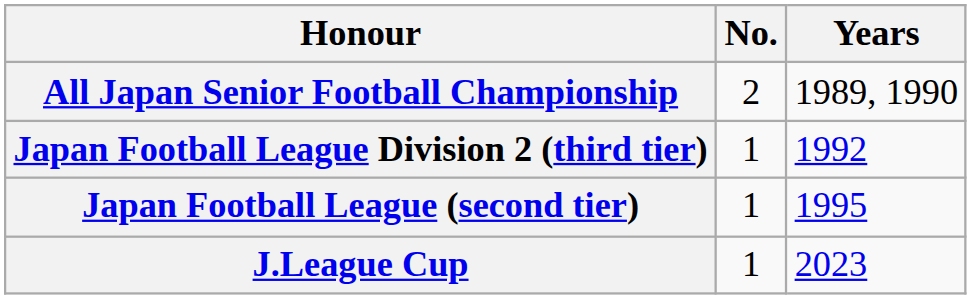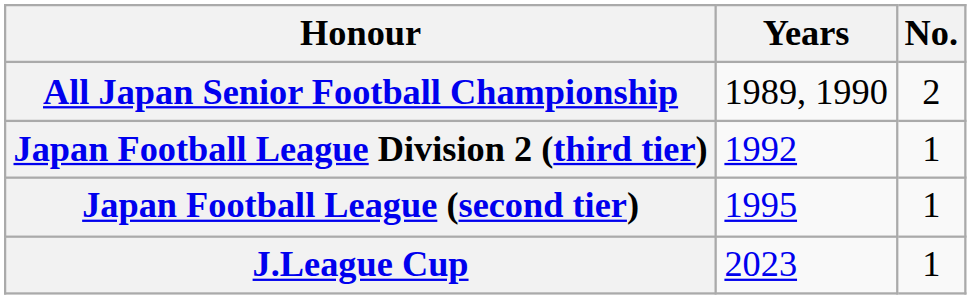columns swapped: (751, 33) <-> (876, 33)
